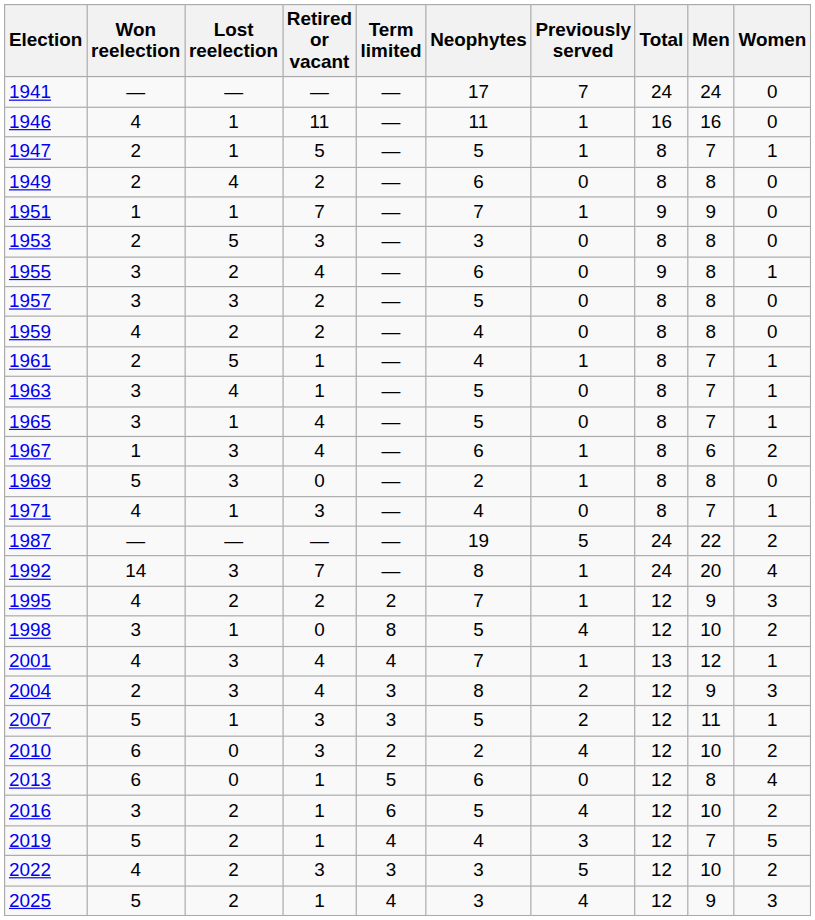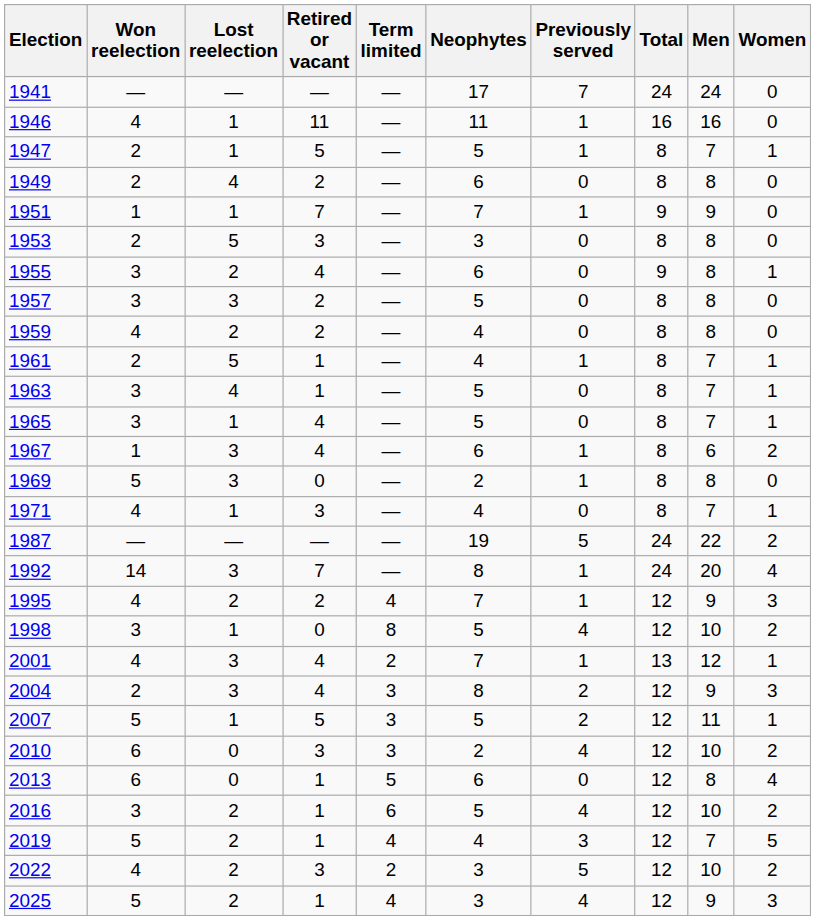(391, 600) 2 -> (391, 600) 4
(391, 660) 4 -> (391, 660) 2
(319, 720) 3 -> (319, 720) 5
(391, 750) 2 -> (391, 750) 3
(391, 870) 3 -> (391, 870) 2
